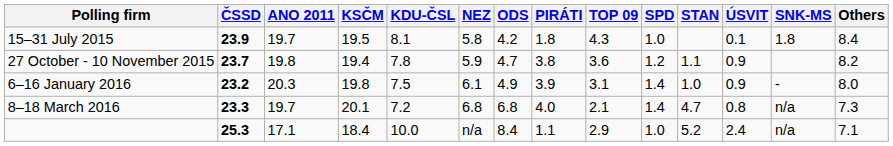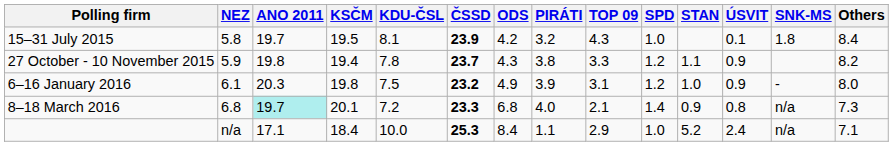columns swapped: (241, 15) <-> (476, 15)
(545, 38) 1.8 -> (545, 38) 3.2
(507, 61) 4.7 -> (507, 61) 4.3
(599, 61) 3.6 -> (599, 61) 3.3
(655, 84) 1.4 -> (655, 84) 1.2
(282, 107) no background -> (270, 107) paleturquoise background
(691, 107) 4.7 -> (691, 107) 0.9
